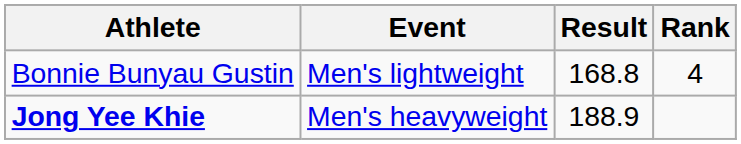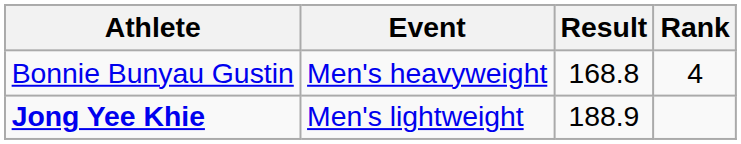(415, 73) Men's lightweight -> (427, 73) Men's heavyweight
(427, 117) Men's heavyweight -> (415, 117) Men's lightweight
